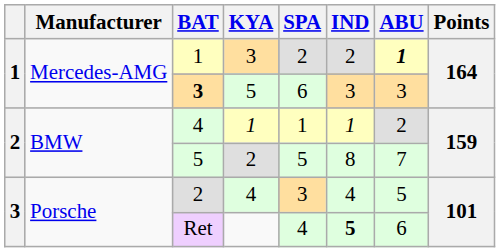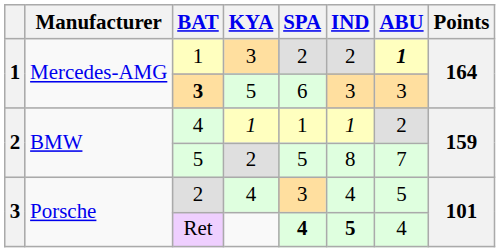(302, 228) normal -> (302, 228) bold
(402, 228) 6 -> (402, 228) 4
